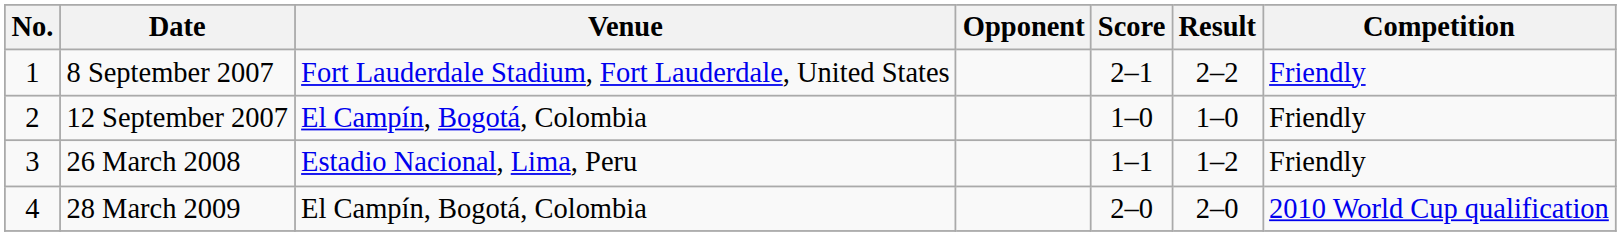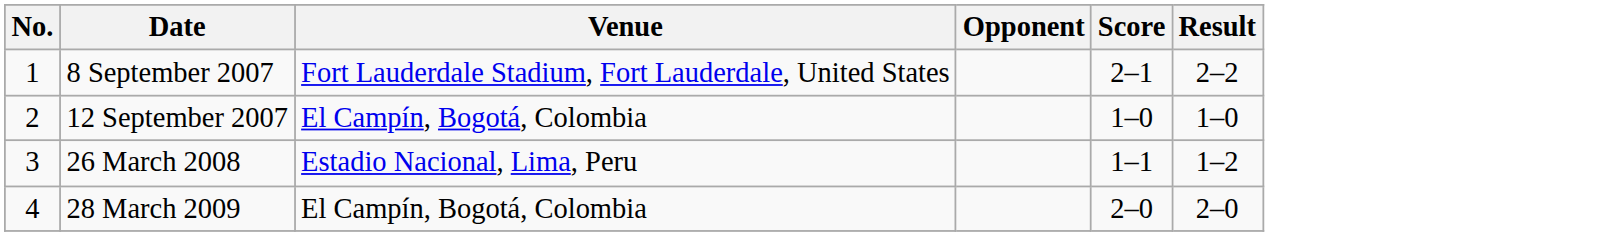- column: (1439, 27)
